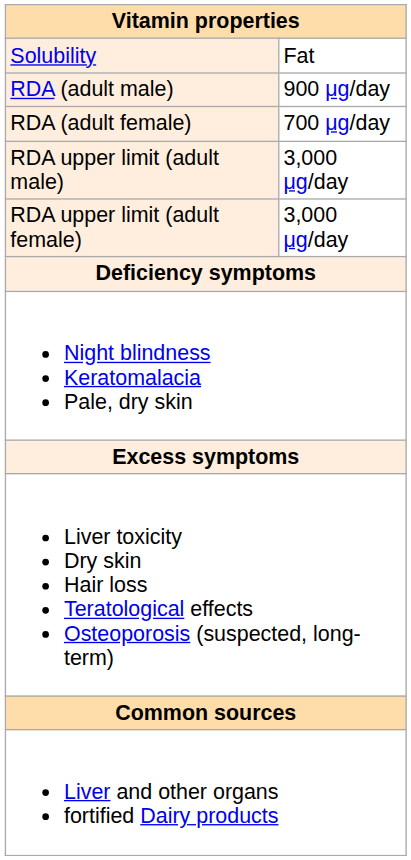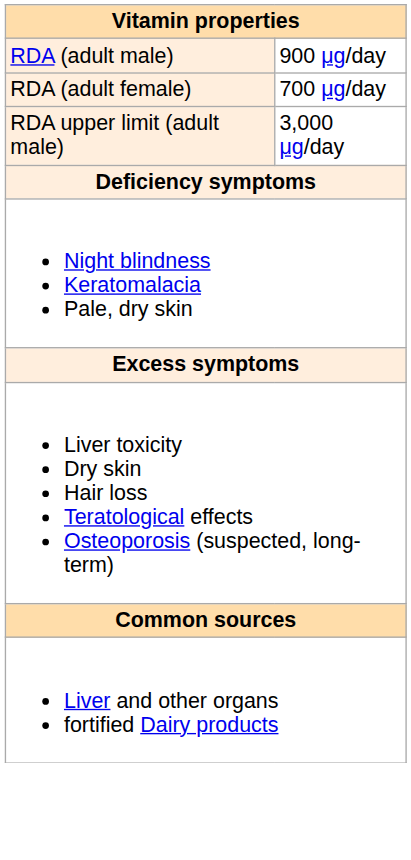- row: (53, 55)
- row: (115, 227)
